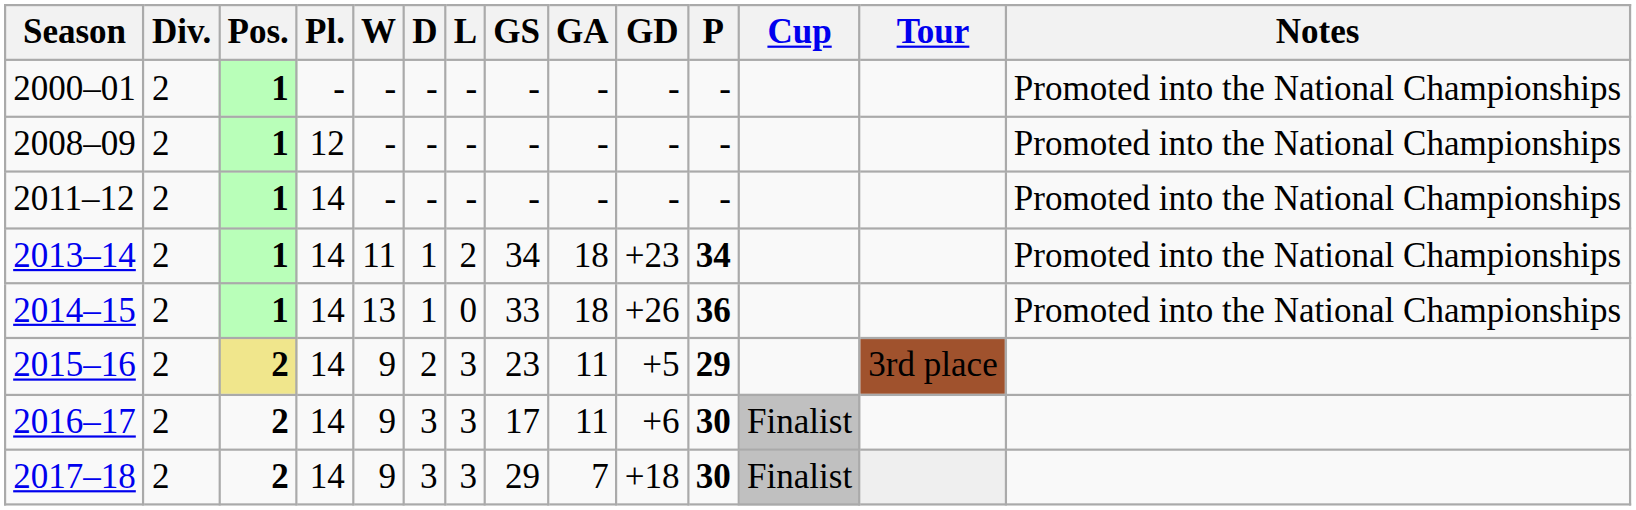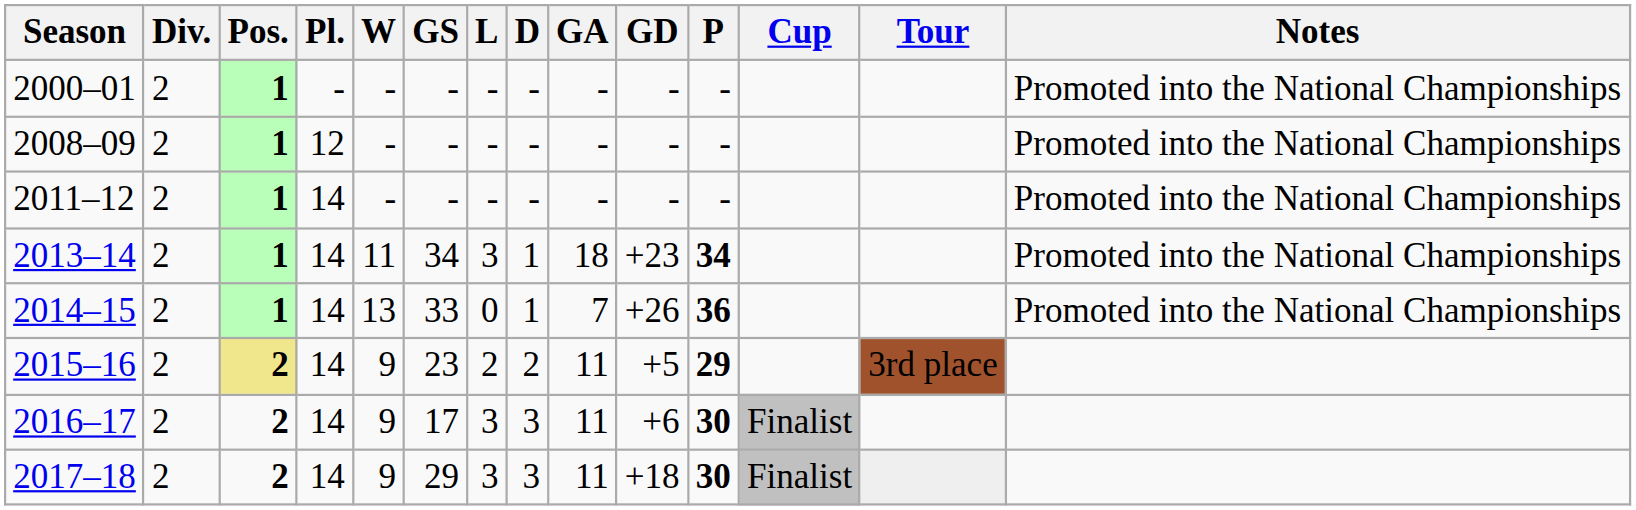columns swapped: (425, 32) <-> (517, 32)
(468, 254) 2 -> (490, 254) 3
(591, 310) 18 -> (600, 310) 7
(468, 365) 3 -> (490, 365) 2
(600, 476) 7 -> (592, 476) 11
